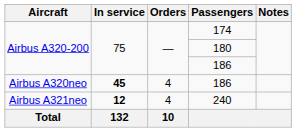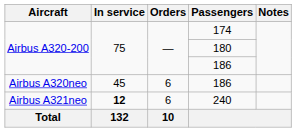(119, 83) bold -> (119, 83) normal
(168, 83) 4 -> (168, 83) 6
(168, 100) 4 -> (168, 100) 6
